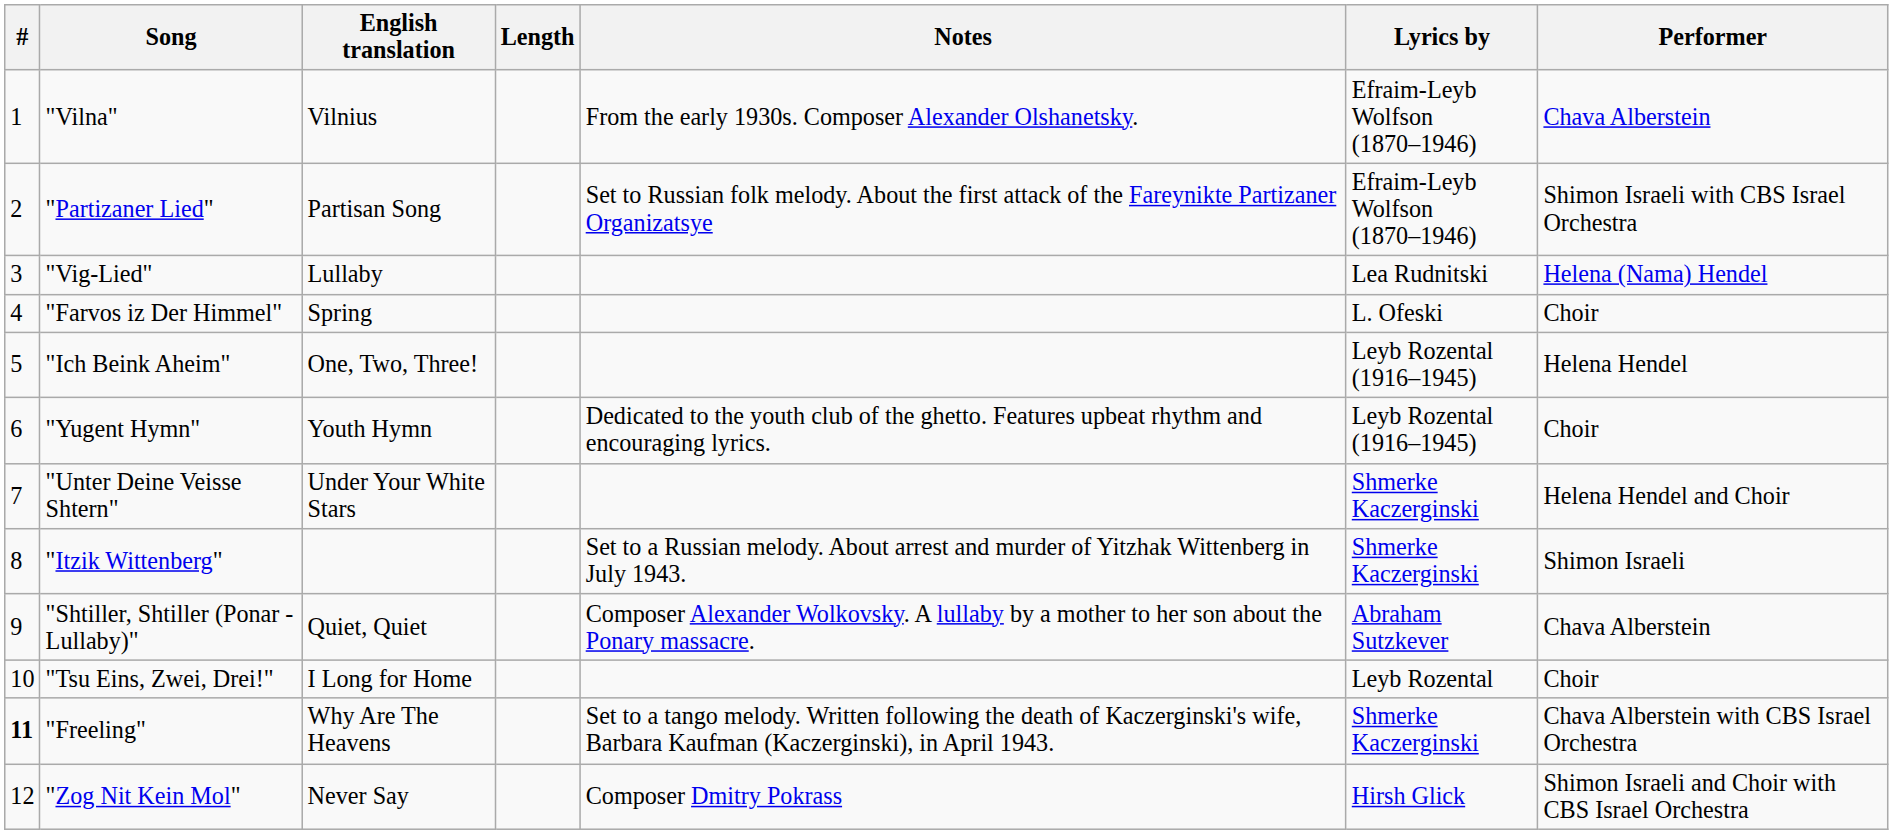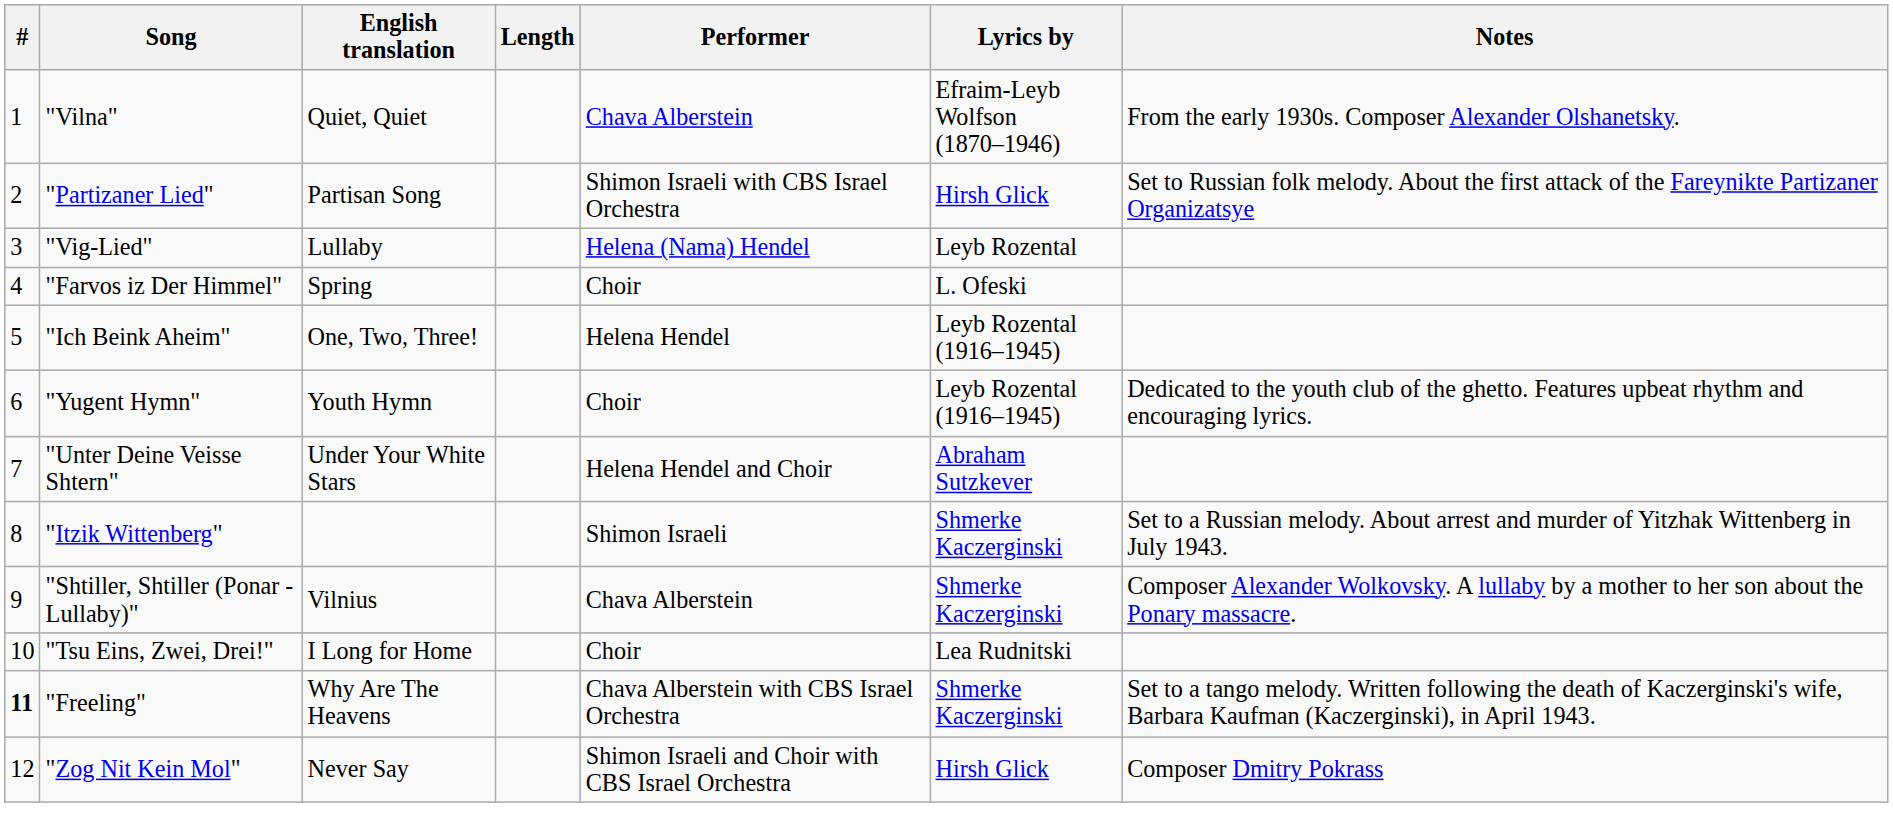columns swapped: (1713, 37) <-> (963, 37)
(342, 116) Vilnius -> (367, 116) Quiet, Quiet
(1414, 209) Efraim-Leyb Wolfson (1870–1946) -> (992, 195) Hirsh Glick
(1420, 274) Lea Rudnitski -> (1006, 247) Leyb Rozental
(1415, 495) Shmerke Kaczerginski -> (984, 468) Abraham Sutzkever
(367, 626) Quiet, Quiet -> (342, 599) Vilnius
(1400, 626) Abraham Sutzkever -> (999, 599) Shmerke Kaczerginski
(1423, 678) Leyb Rozental -> (1004, 651) Lea Rudnitski
